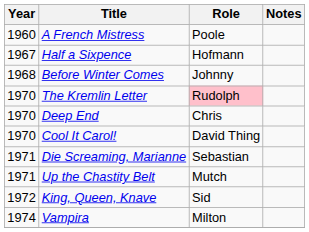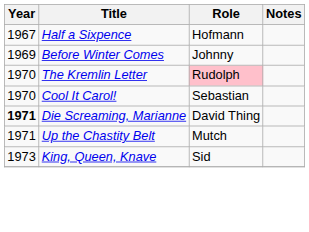- row: (93, 34)
(22, 75) 1968 -> (22, 55) 1969
- row: (70, 116)
(226, 136) David Thing -> (221, 95) Sebastian
(22, 156) normal -> (22, 116) bold
(221, 156) Sebastian -> (226, 116) David Thing
(22, 197) 1972 -> (22, 156) 1973
- row: (65, 217)
